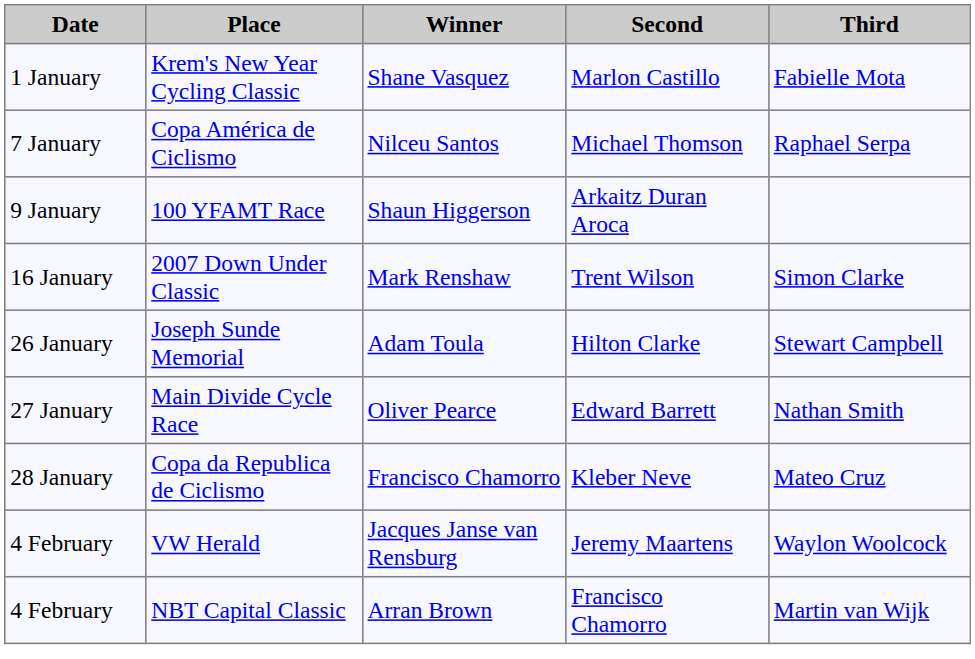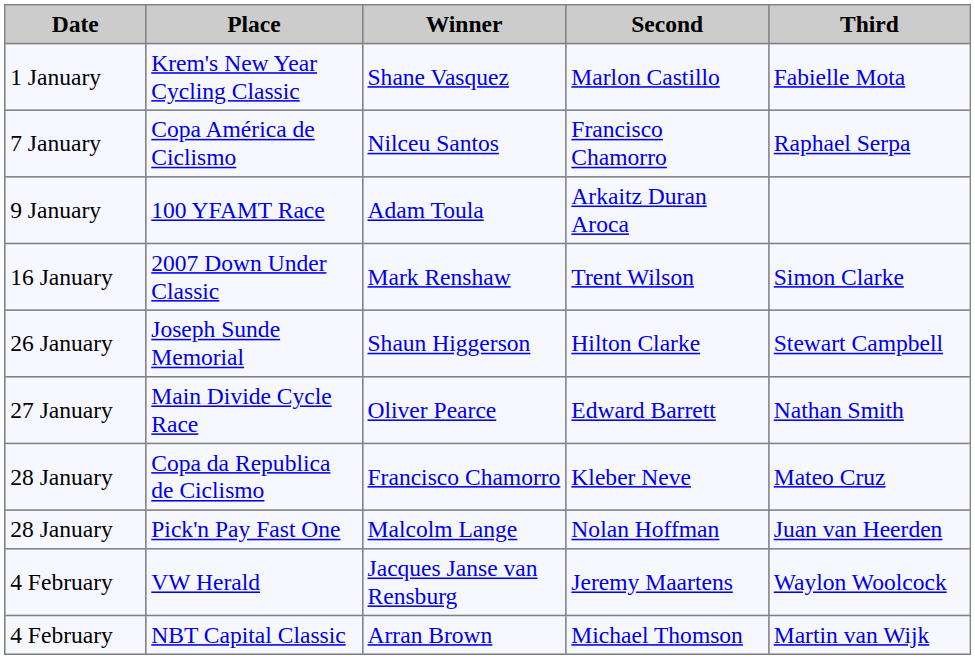(657, 143) Michael Thomson -> (619, 143) Francisco Chamorro
(449, 209) Shaun Higgerson -> (426, 209) Adam Toula
(426, 343) Adam Toula -> (449, 343) Shaun Higgerson
+ row: (246, 529)
(619, 609) Francisco Chamorro -> (657, 634) Michael Thomson
